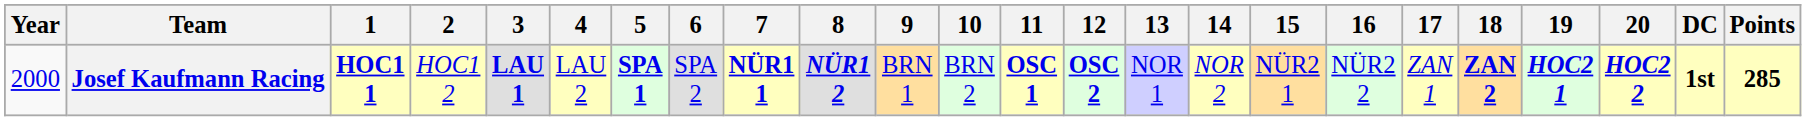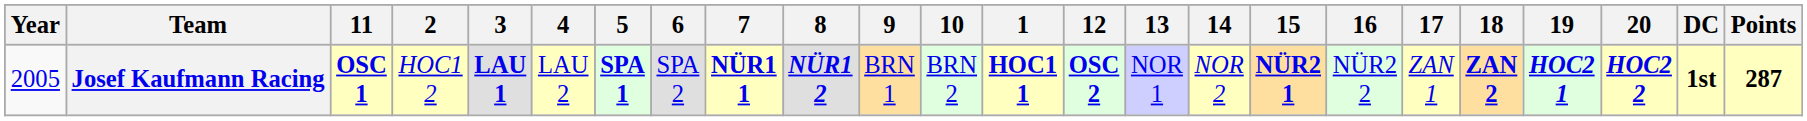columns swapped: (370, 24) <-> (1032, 24)
(35, 79) 2000 -> (35, 79) 2005
(1288, 79) normal -> (1288, 79) bold
(1762, 79) 285 -> (1764, 79) 287
